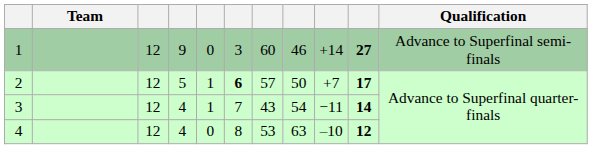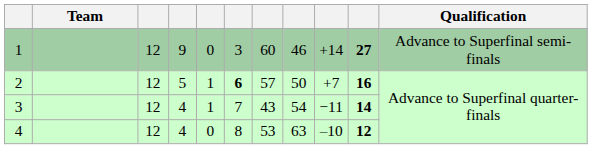(364, 82) 17 -> (364, 82) 16
